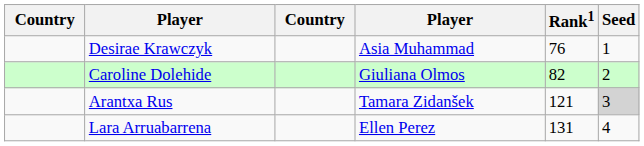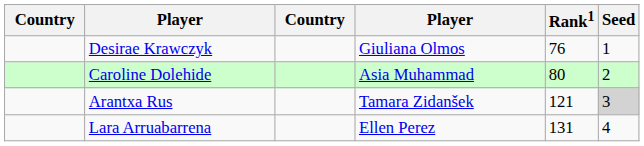(417, 48) Asia Muhammad -> (412, 48) Giuliana Olmos
(412, 74) Giuliana Olmos -> (417, 74) Asia Muhammad
(557, 74) 82 -> (557, 74) 80
